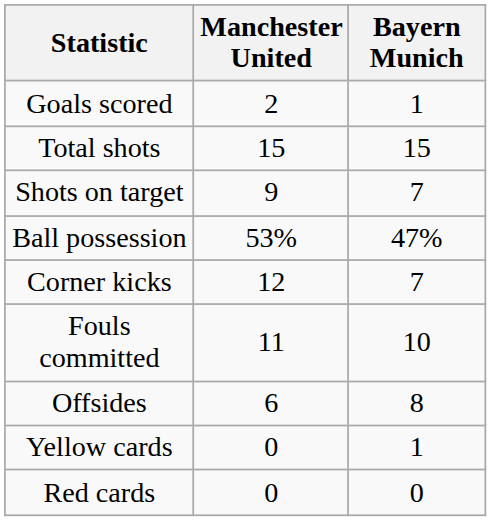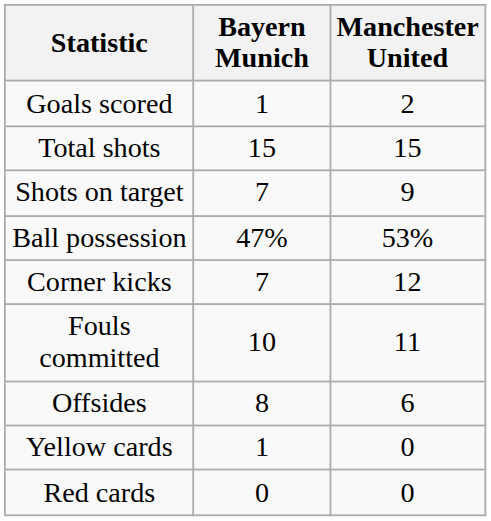columns swapped: (272, 42) <-> (417, 42)
